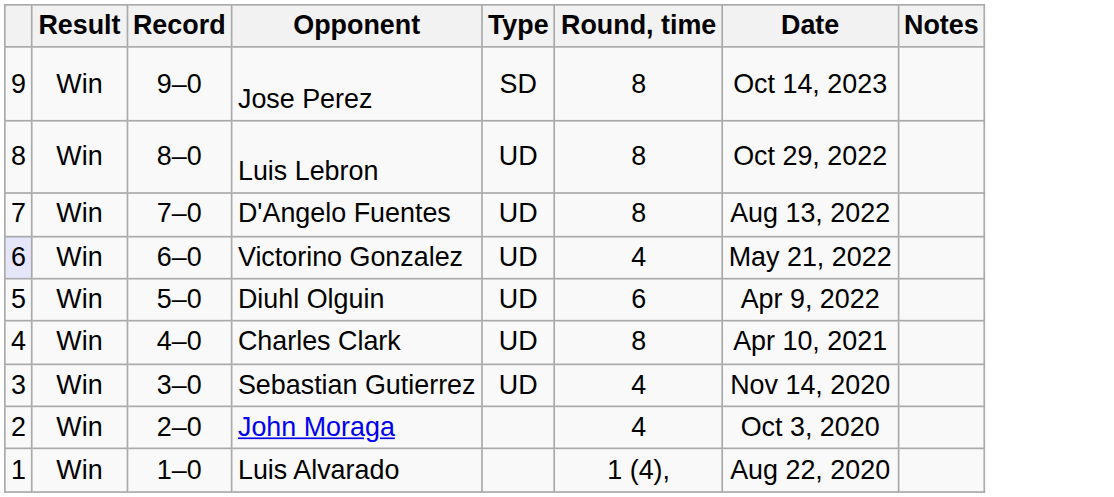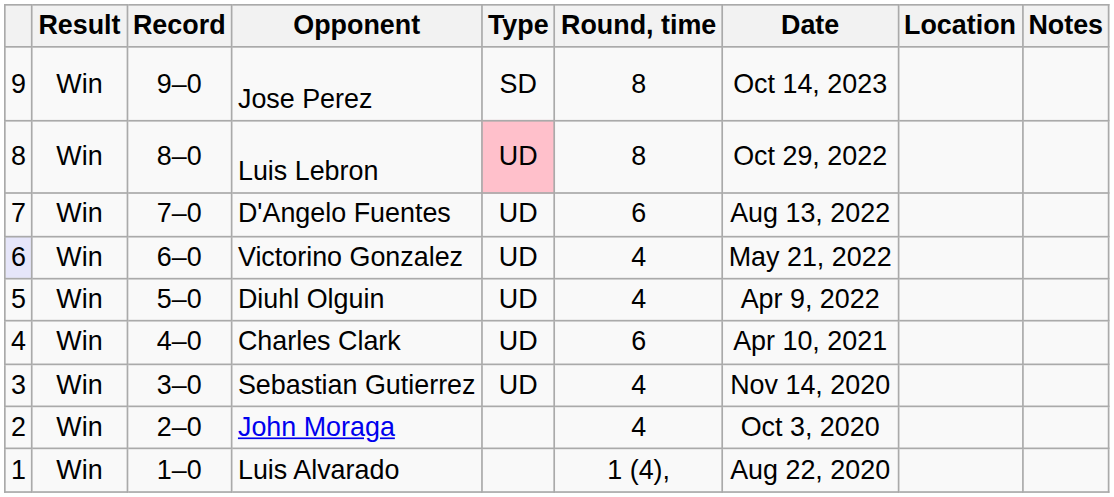+ column: (960, 25)
(518, 156) no background -> (518, 156) pink background
(639, 214) 8 -> (639, 214) 6
(639, 299) 6 -> (639, 299) 4
(639, 342) 8 -> (639, 342) 6
